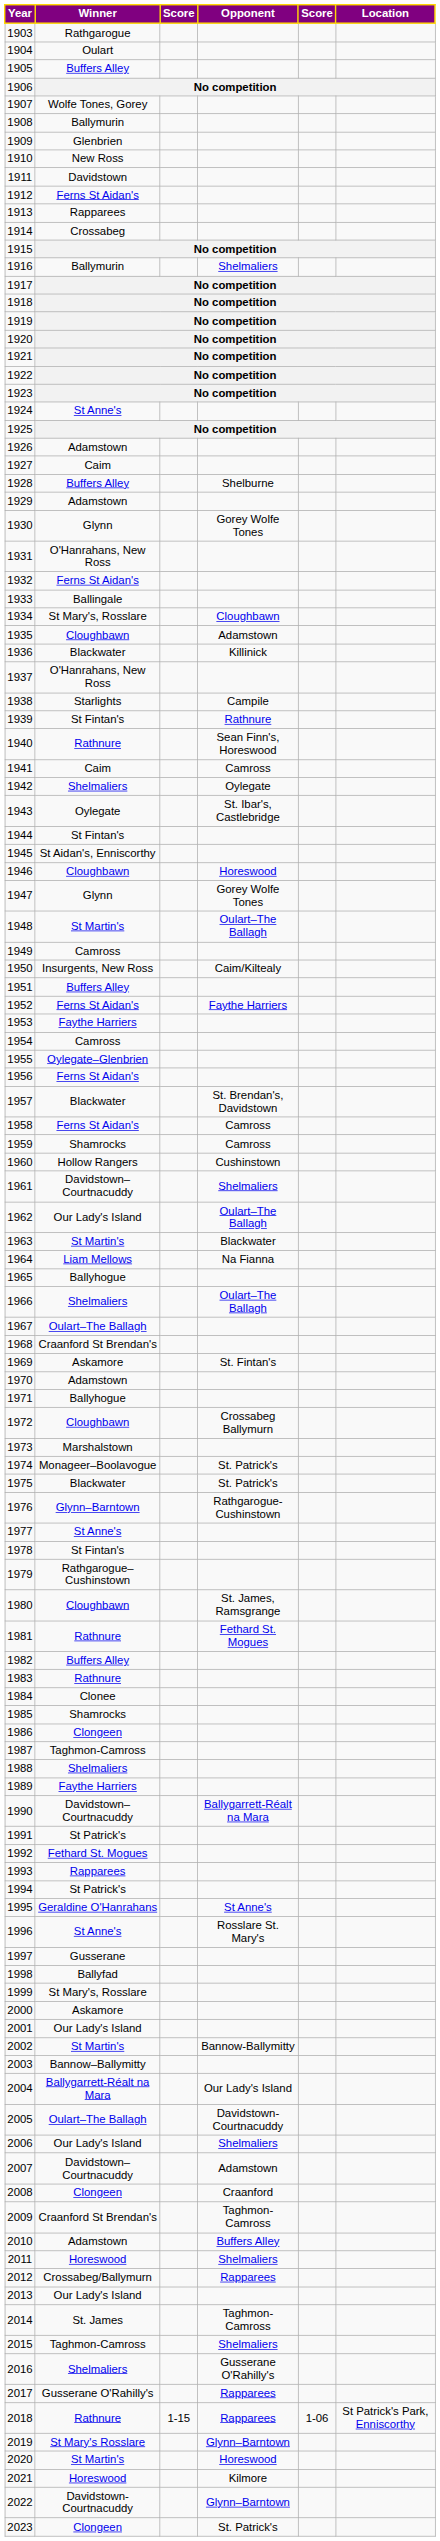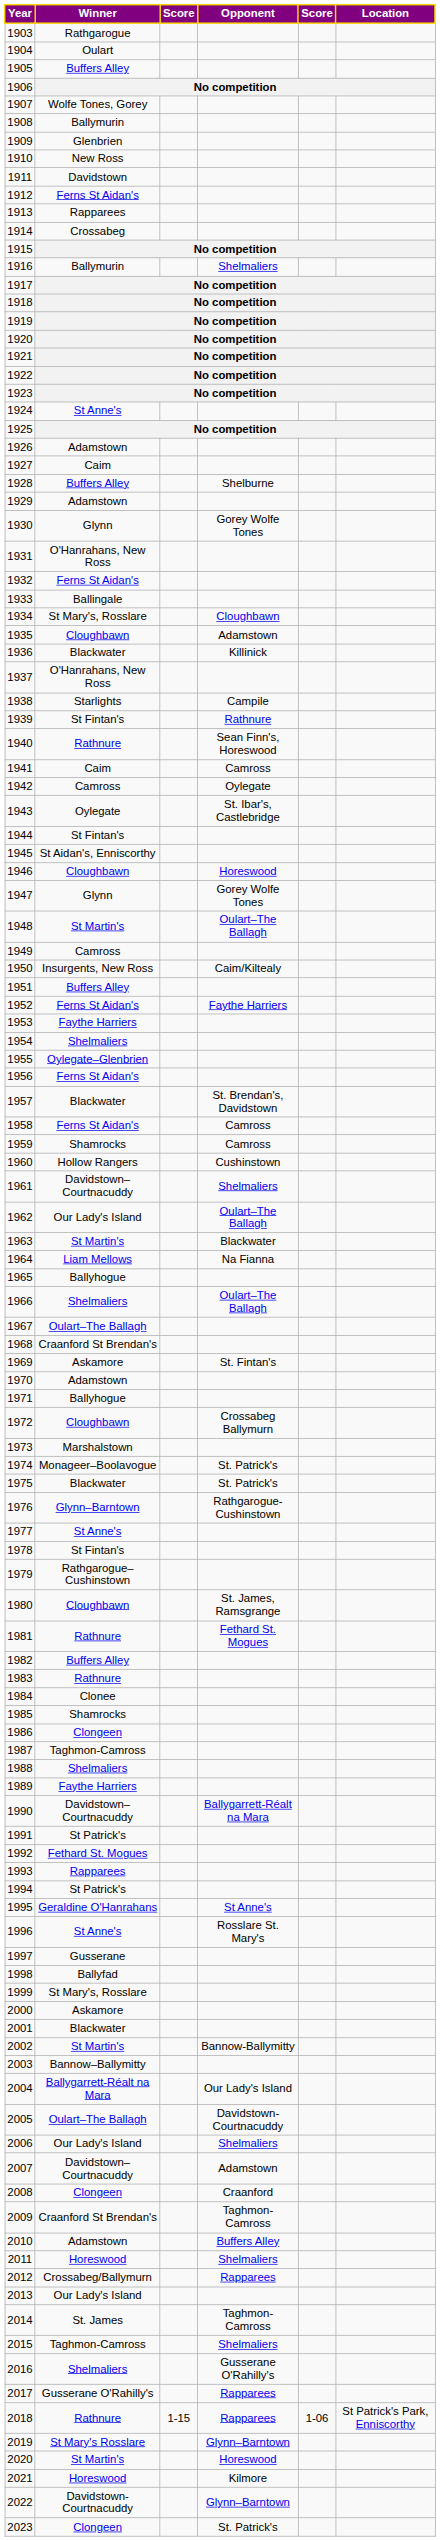(98, 786) Shelmaliers -> (98, 786) Camross
(98, 1041) Camross -> (98, 1041) Shelmaliers
(98, 2028) Our Lady's Island -> (98, 2028) Blackwater
